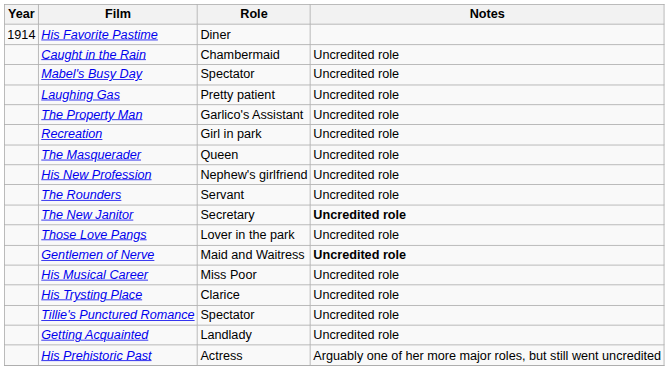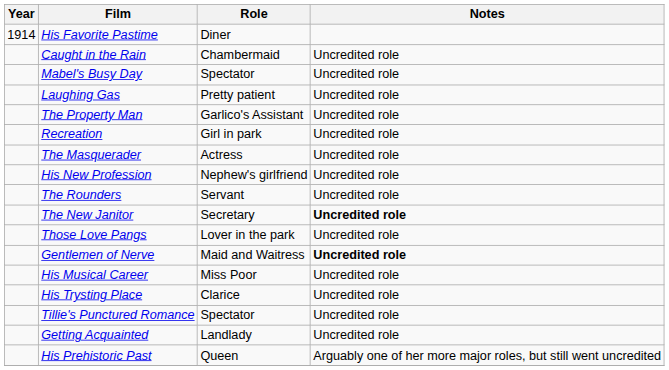(219, 154) Queen -> (221, 154) Actress
(221, 355) Actress -> (219, 355) Queen
